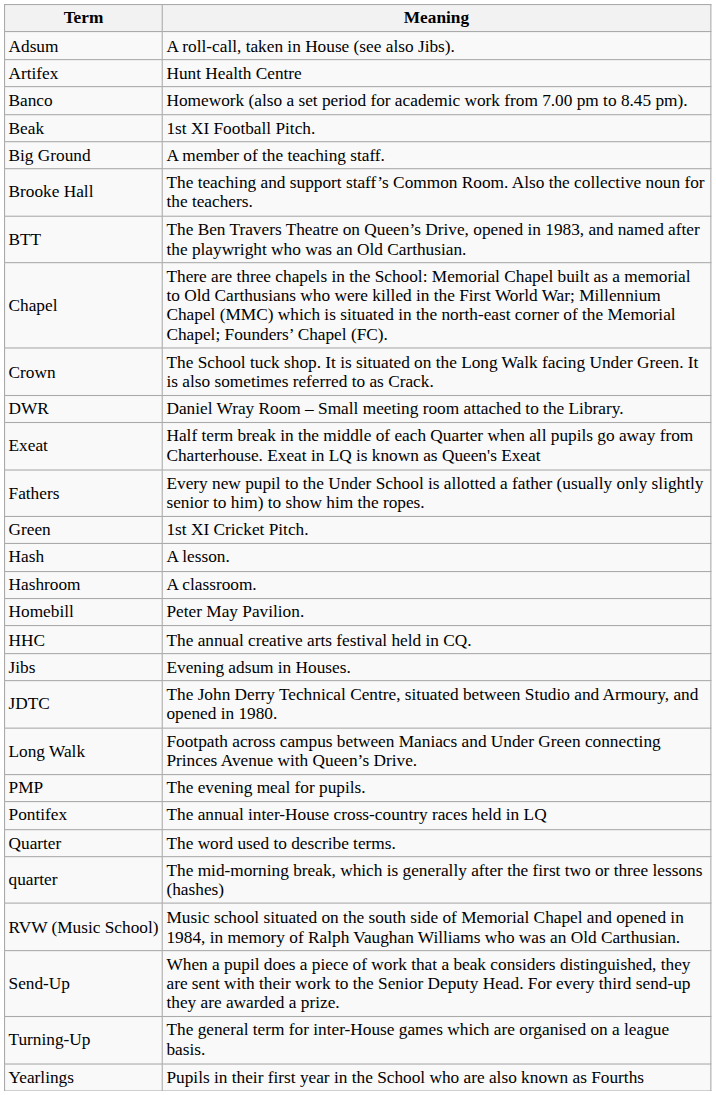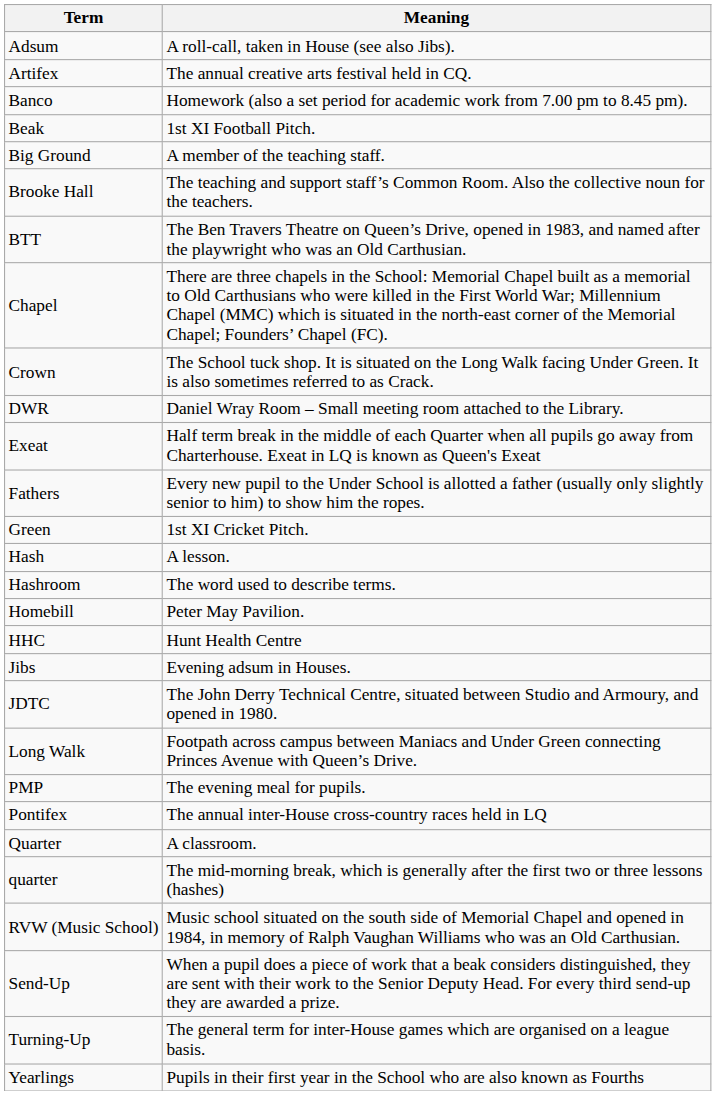(234, 73) Hunt Health Centre -> (319, 73) The annual creative arts festival held in CQ.
(212, 584) A classroom. -> (281, 584) The word used to describe terms.
(319, 639) The annual creative arts festival held in CQ. -> (234, 639) Hunt Health Centre
(281, 842) The word used to describe terms. -> (212, 842) A classroom.
